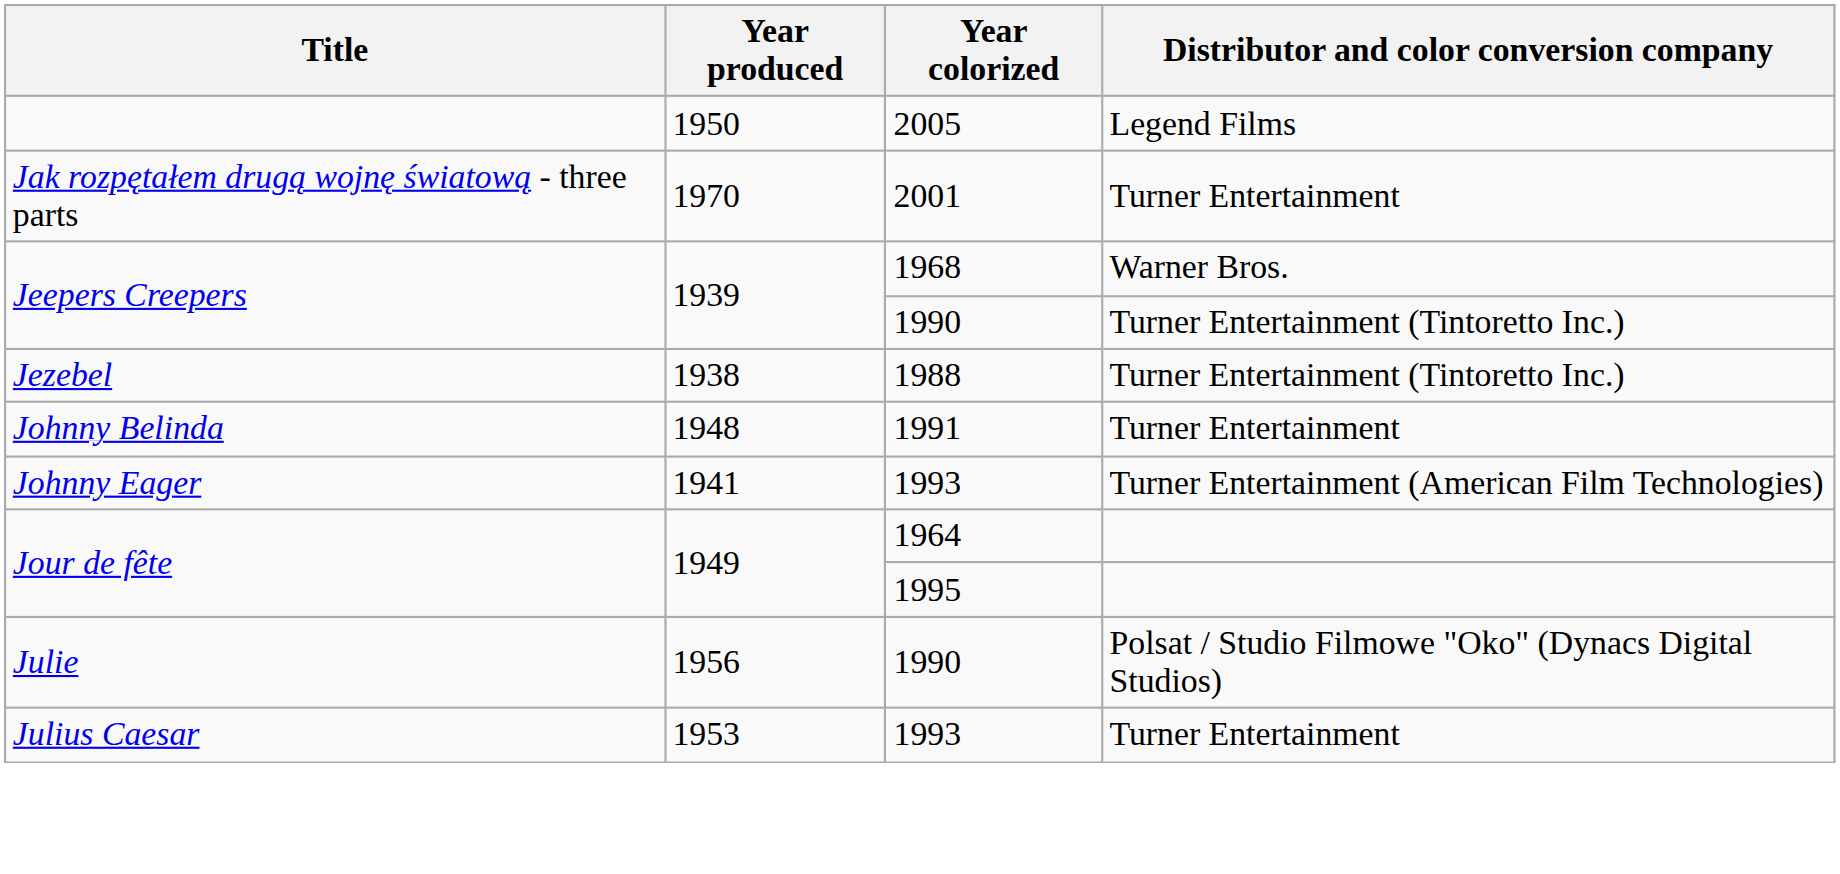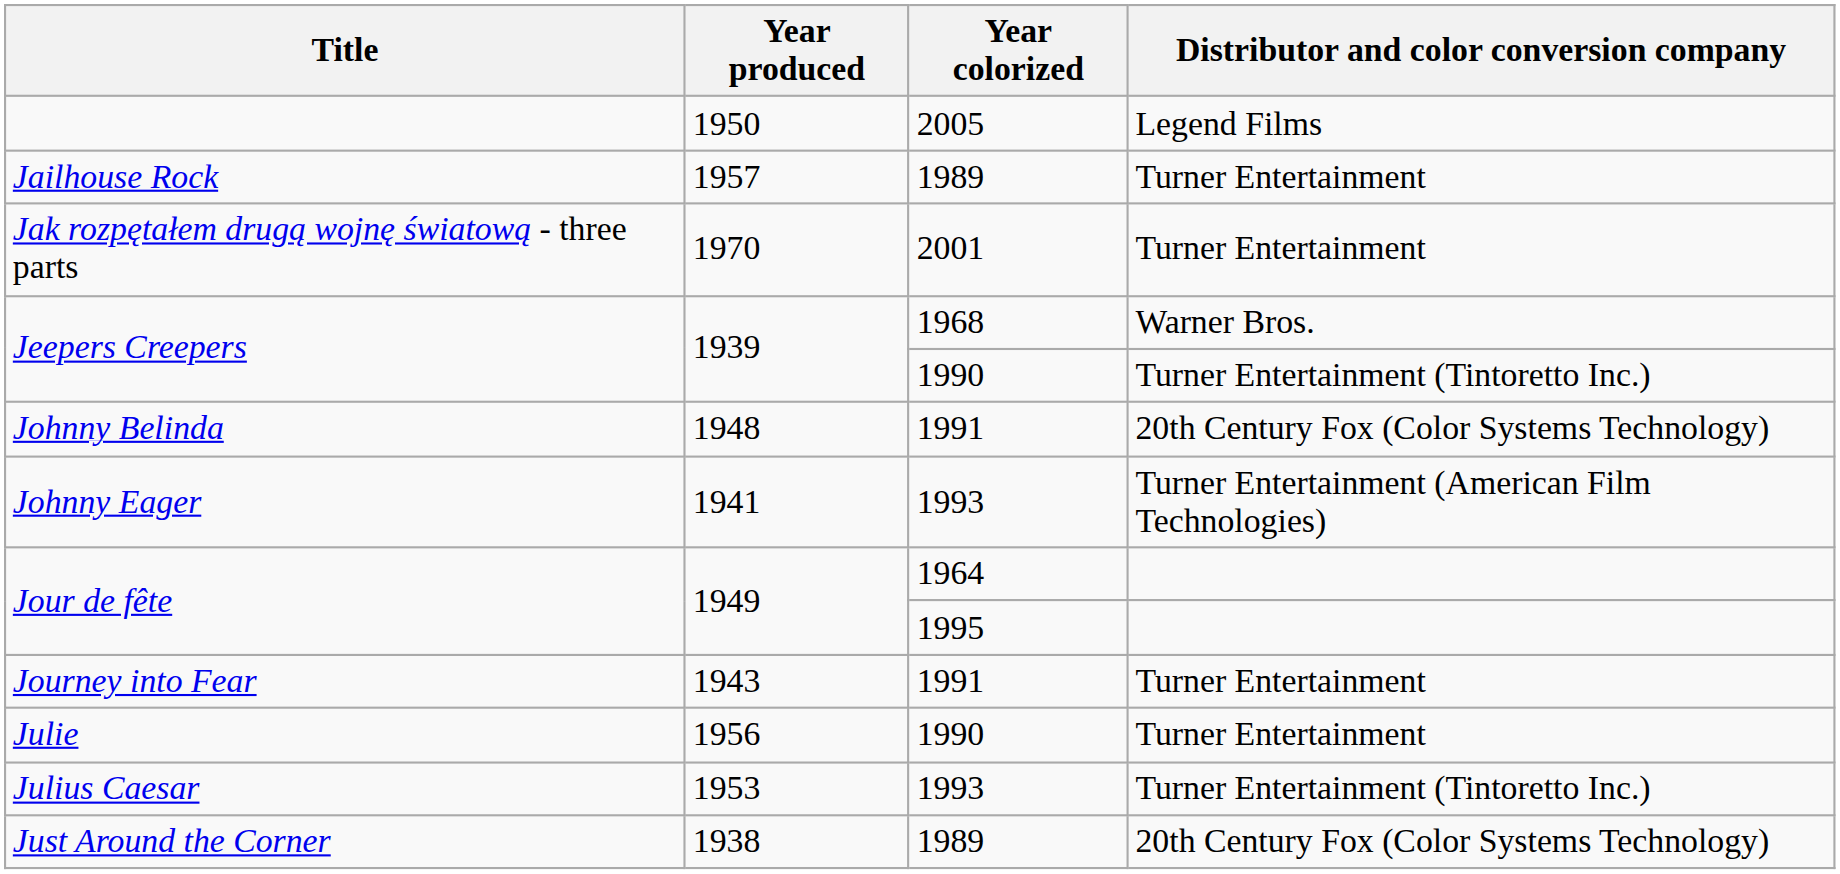+ row: (115, 176)
- row: (63, 374)
(1255, 428) Turner Entertainment -> (1452, 428) 20th Century Fox (Color Systems Technology)
+ row: (135, 680)
(1431, 661) Polsat / Studio Filmowe "Oko" (Dynacs Digital Studios) -> (1281, 734) Turner Entertainment
(1255, 734) Turner Entertainment -> (1393, 787) Turner Entertainment (Tintoretto Inc.)
+ row: (172, 841)
